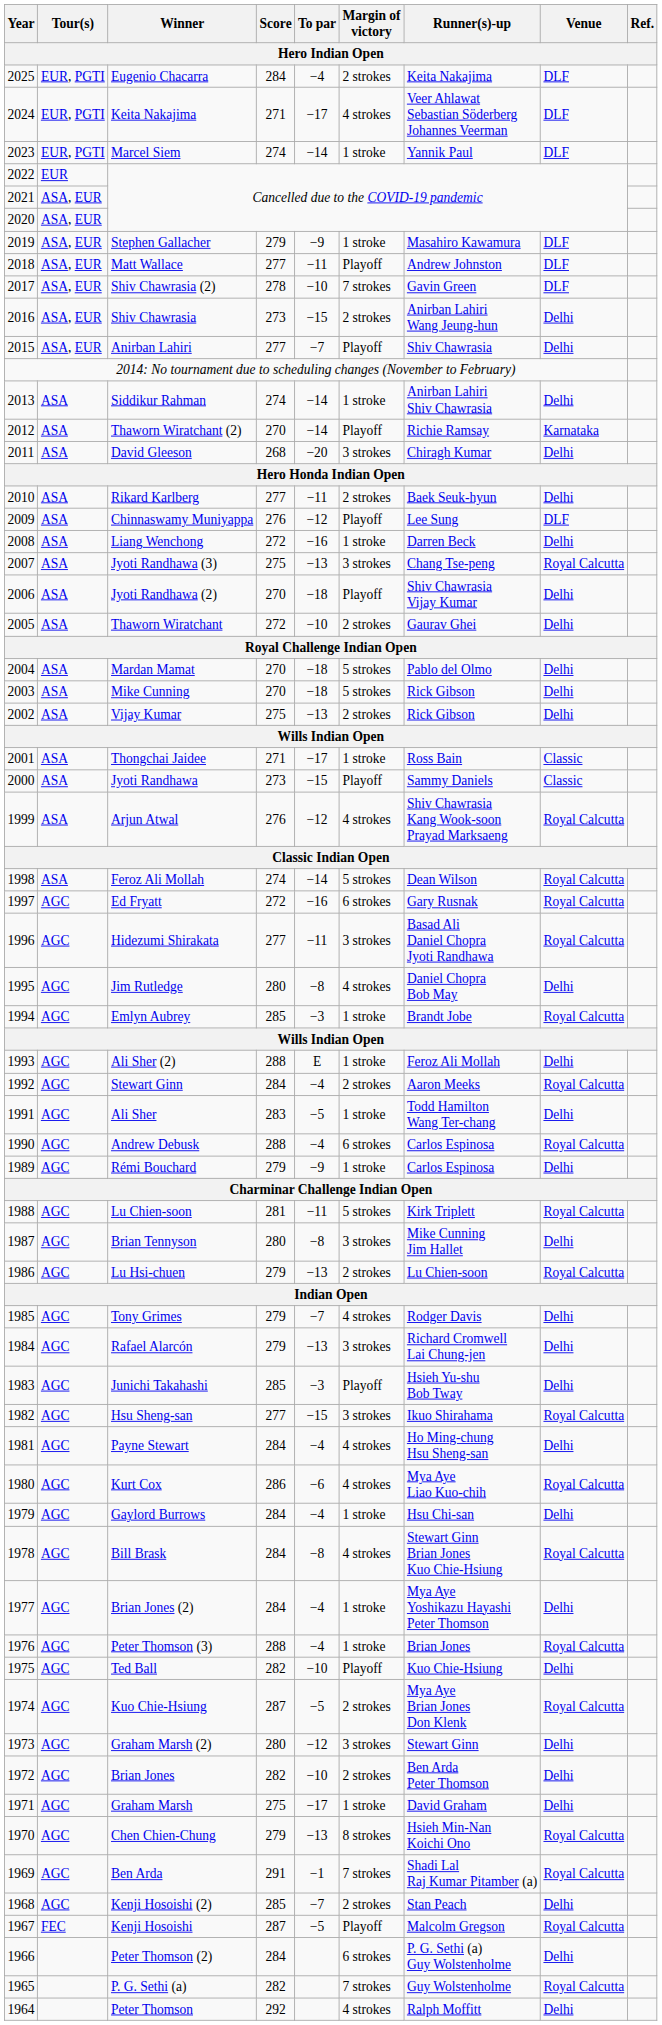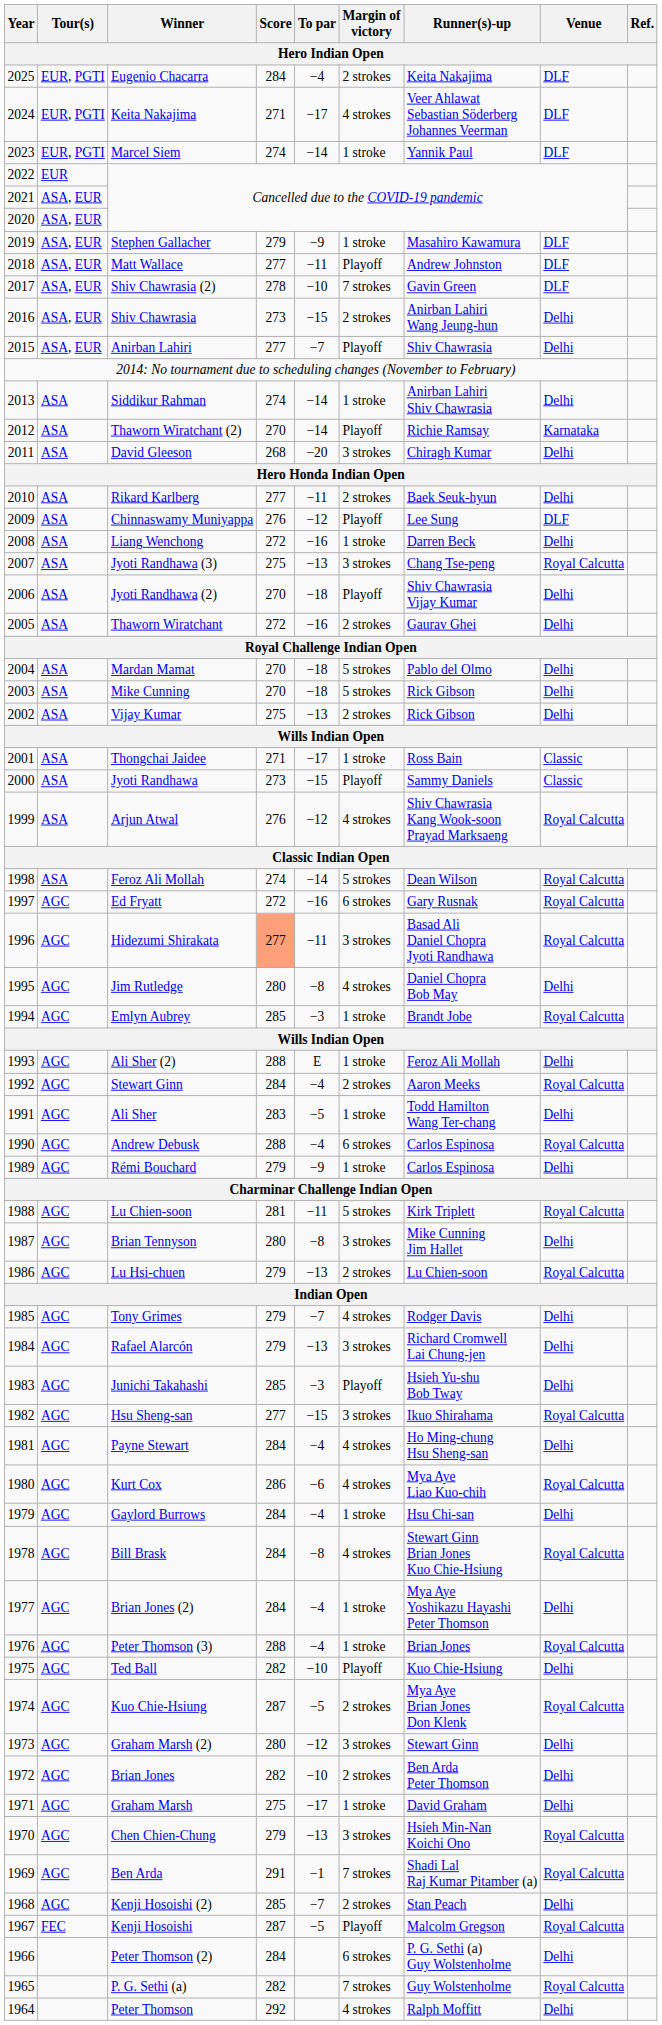(317, 624) −10 -> (317, 624) −16
(276, 940) no background -> (276, 940) lightsalmon background
(367, 1835) 8 strokes -> (367, 1835) 3 strokes
